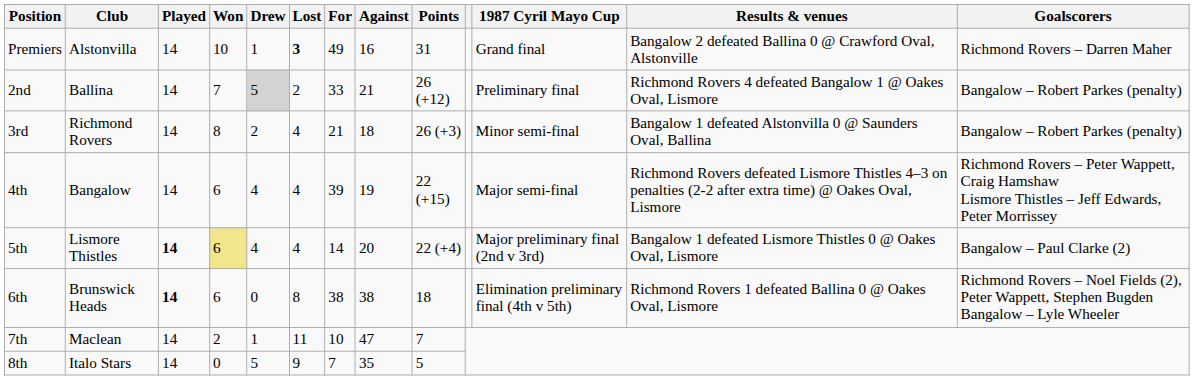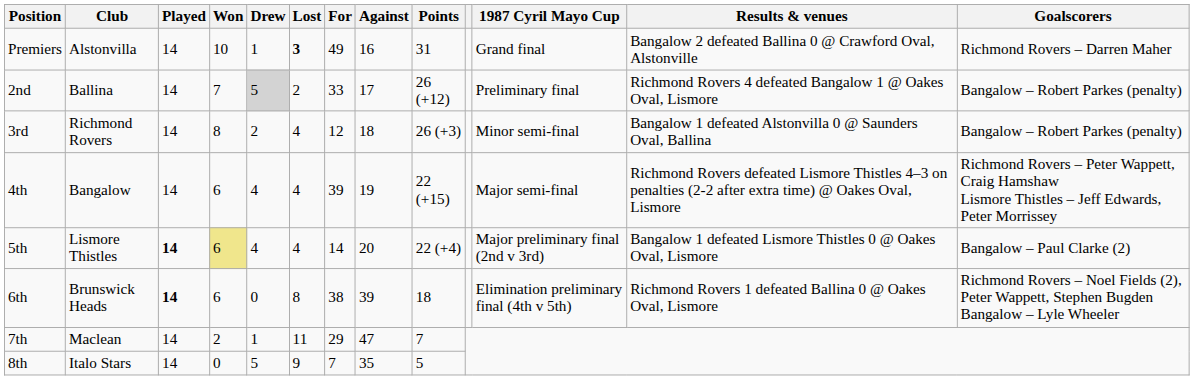(367, 90) 21 -> (367, 90) 17
(336, 131) 21 -> (336, 131) 12
(367, 297) 38 -> (367, 297) 39
(336, 339) 10 -> (336, 339) 29
